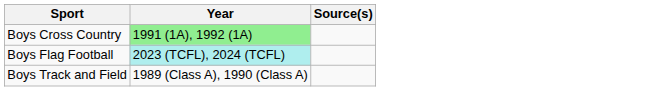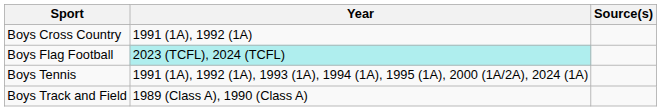(193, 34) lightgreen background -> (193, 34) no background
+ row: (42, 75)
